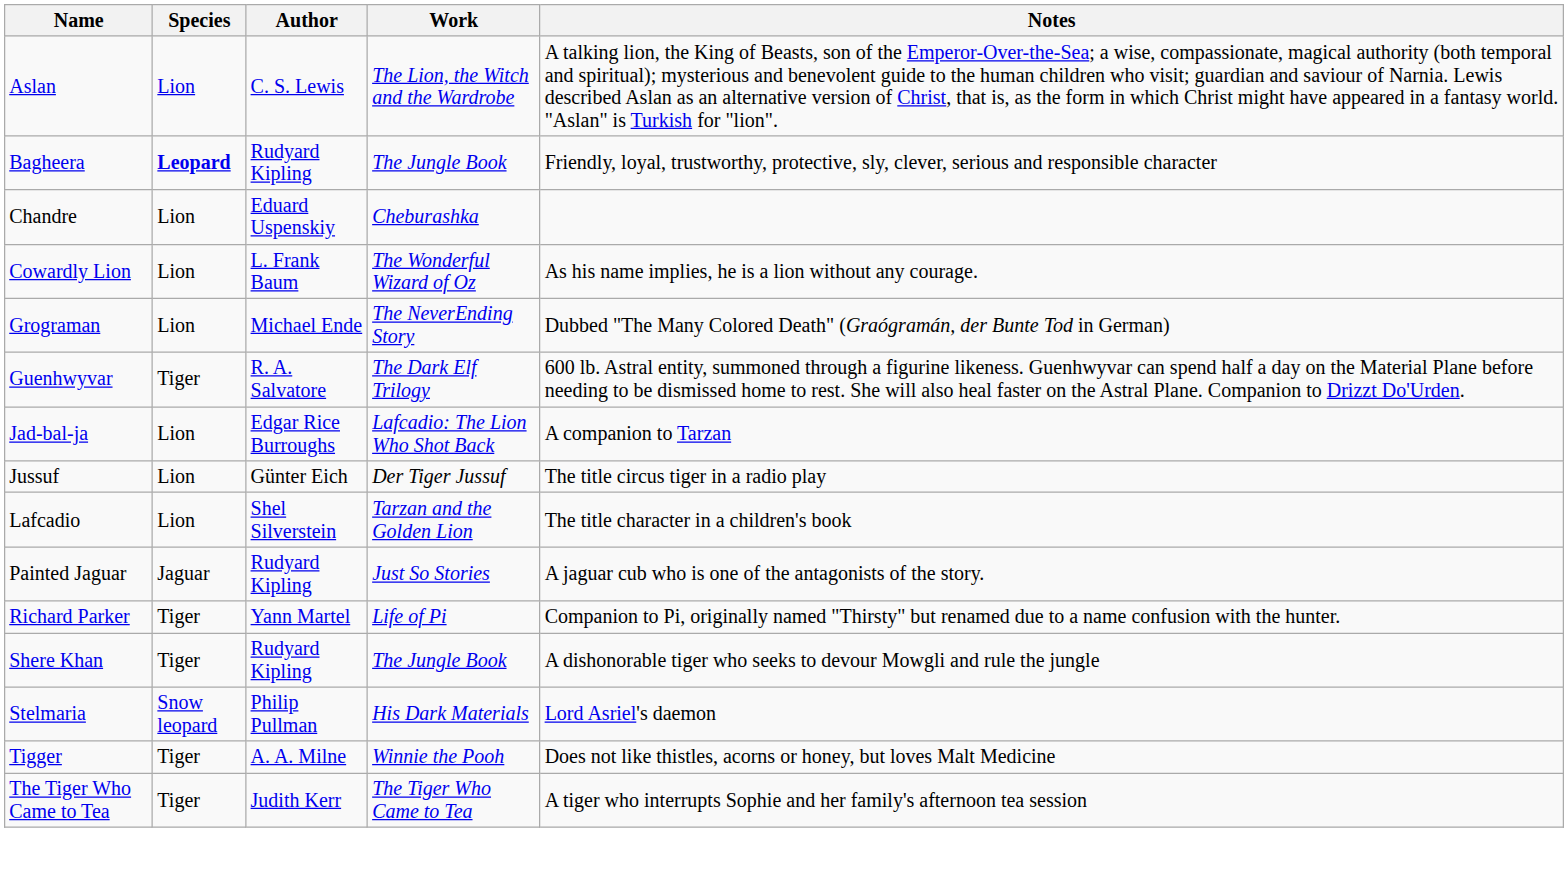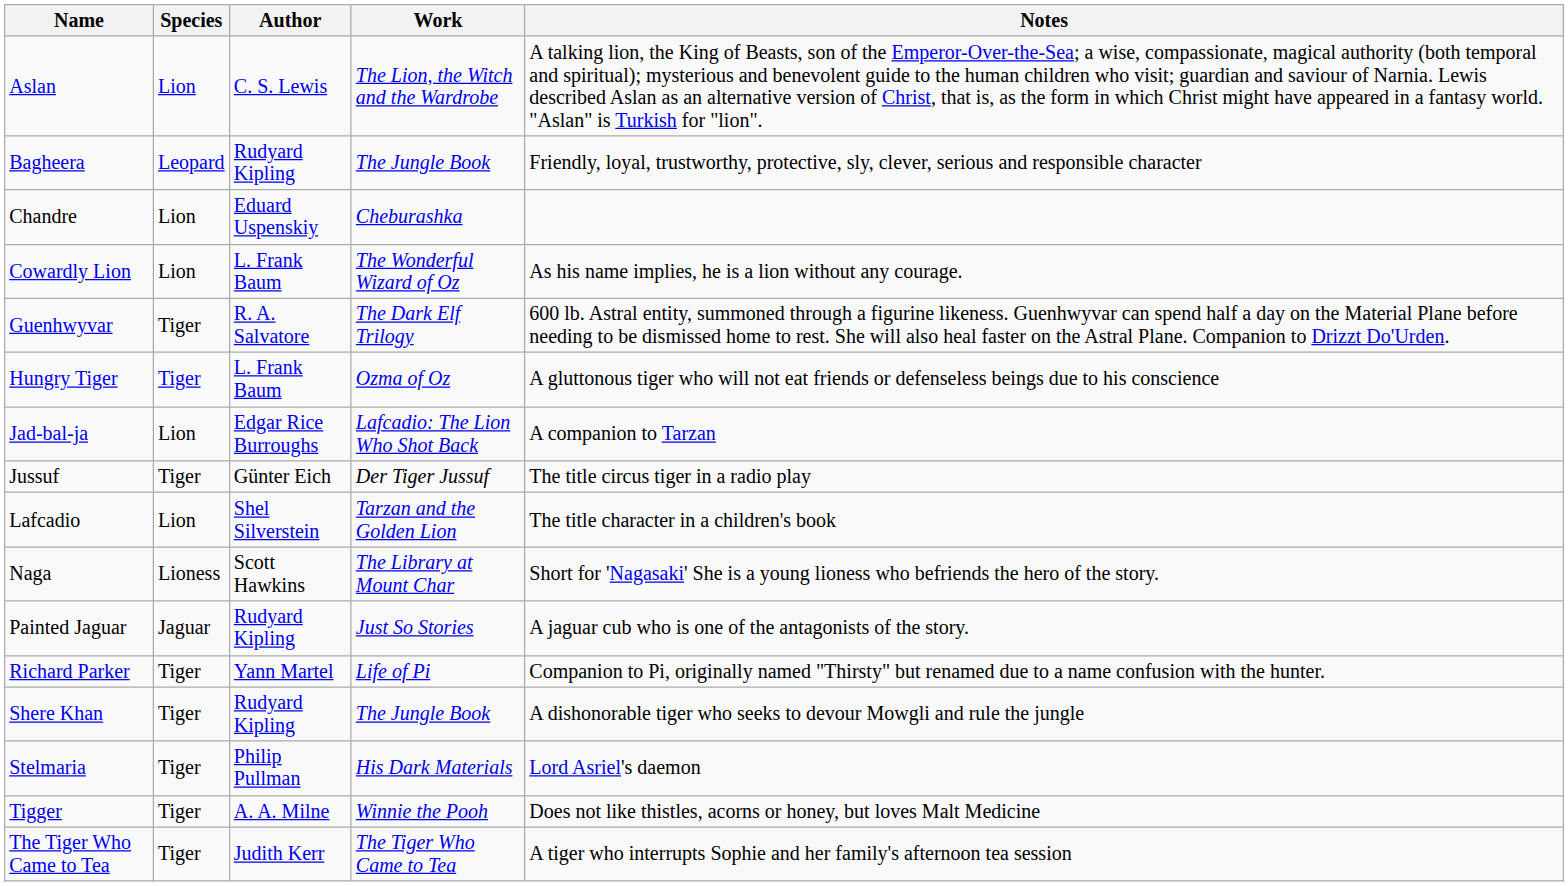(194, 162) bold -> (191, 162) normal
- row: (55, 325)
+ row: (63, 379)
(176, 476) Lion -> (179, 476) Tiger
+ row: (30, 573)
(187, 713) Snow leopard -> (179, 768) Tiger
